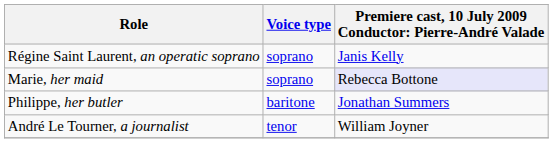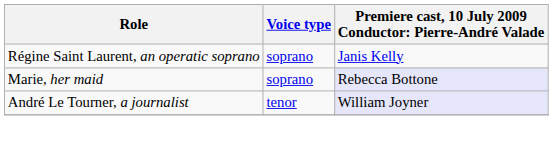- row: (65, 102)
(383, 126) no background -> (383, 102) lavender background
